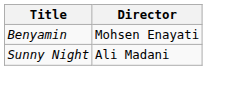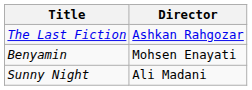+ row: (67, 35)
